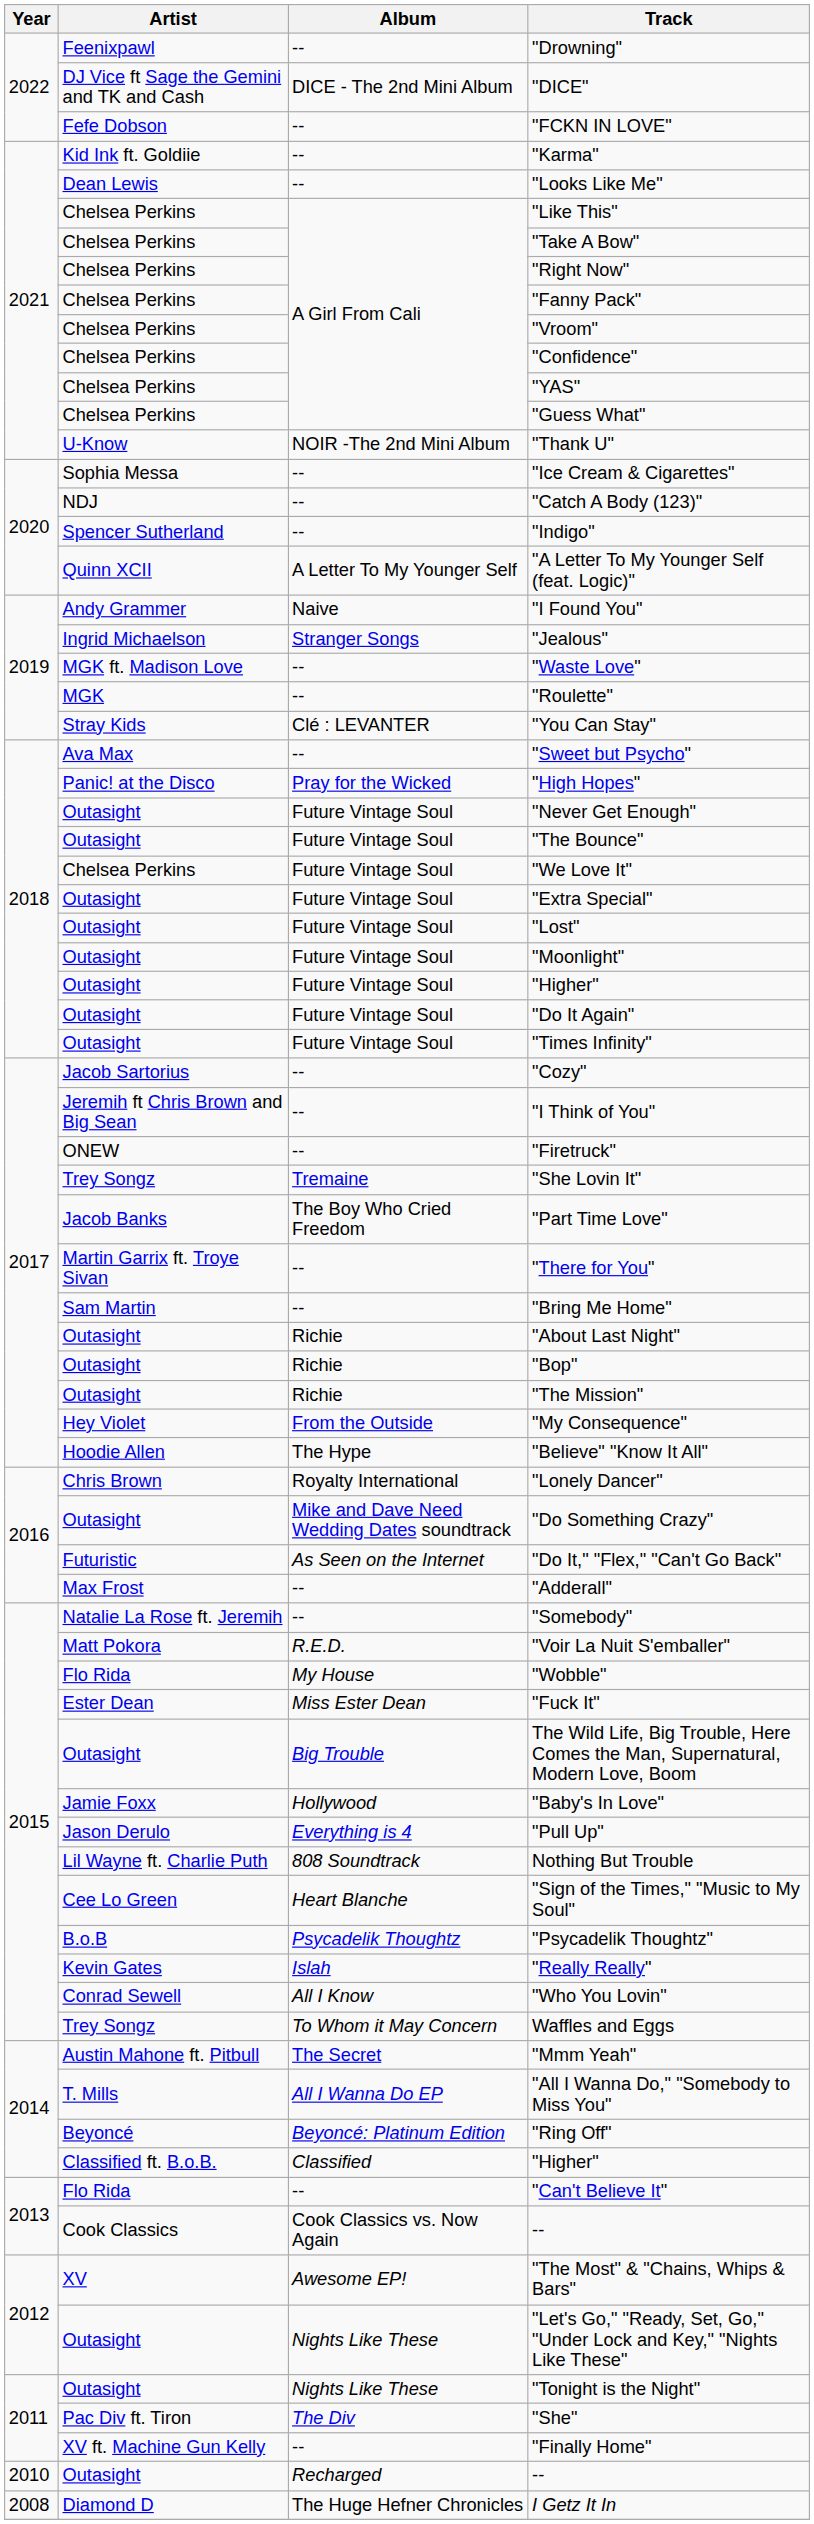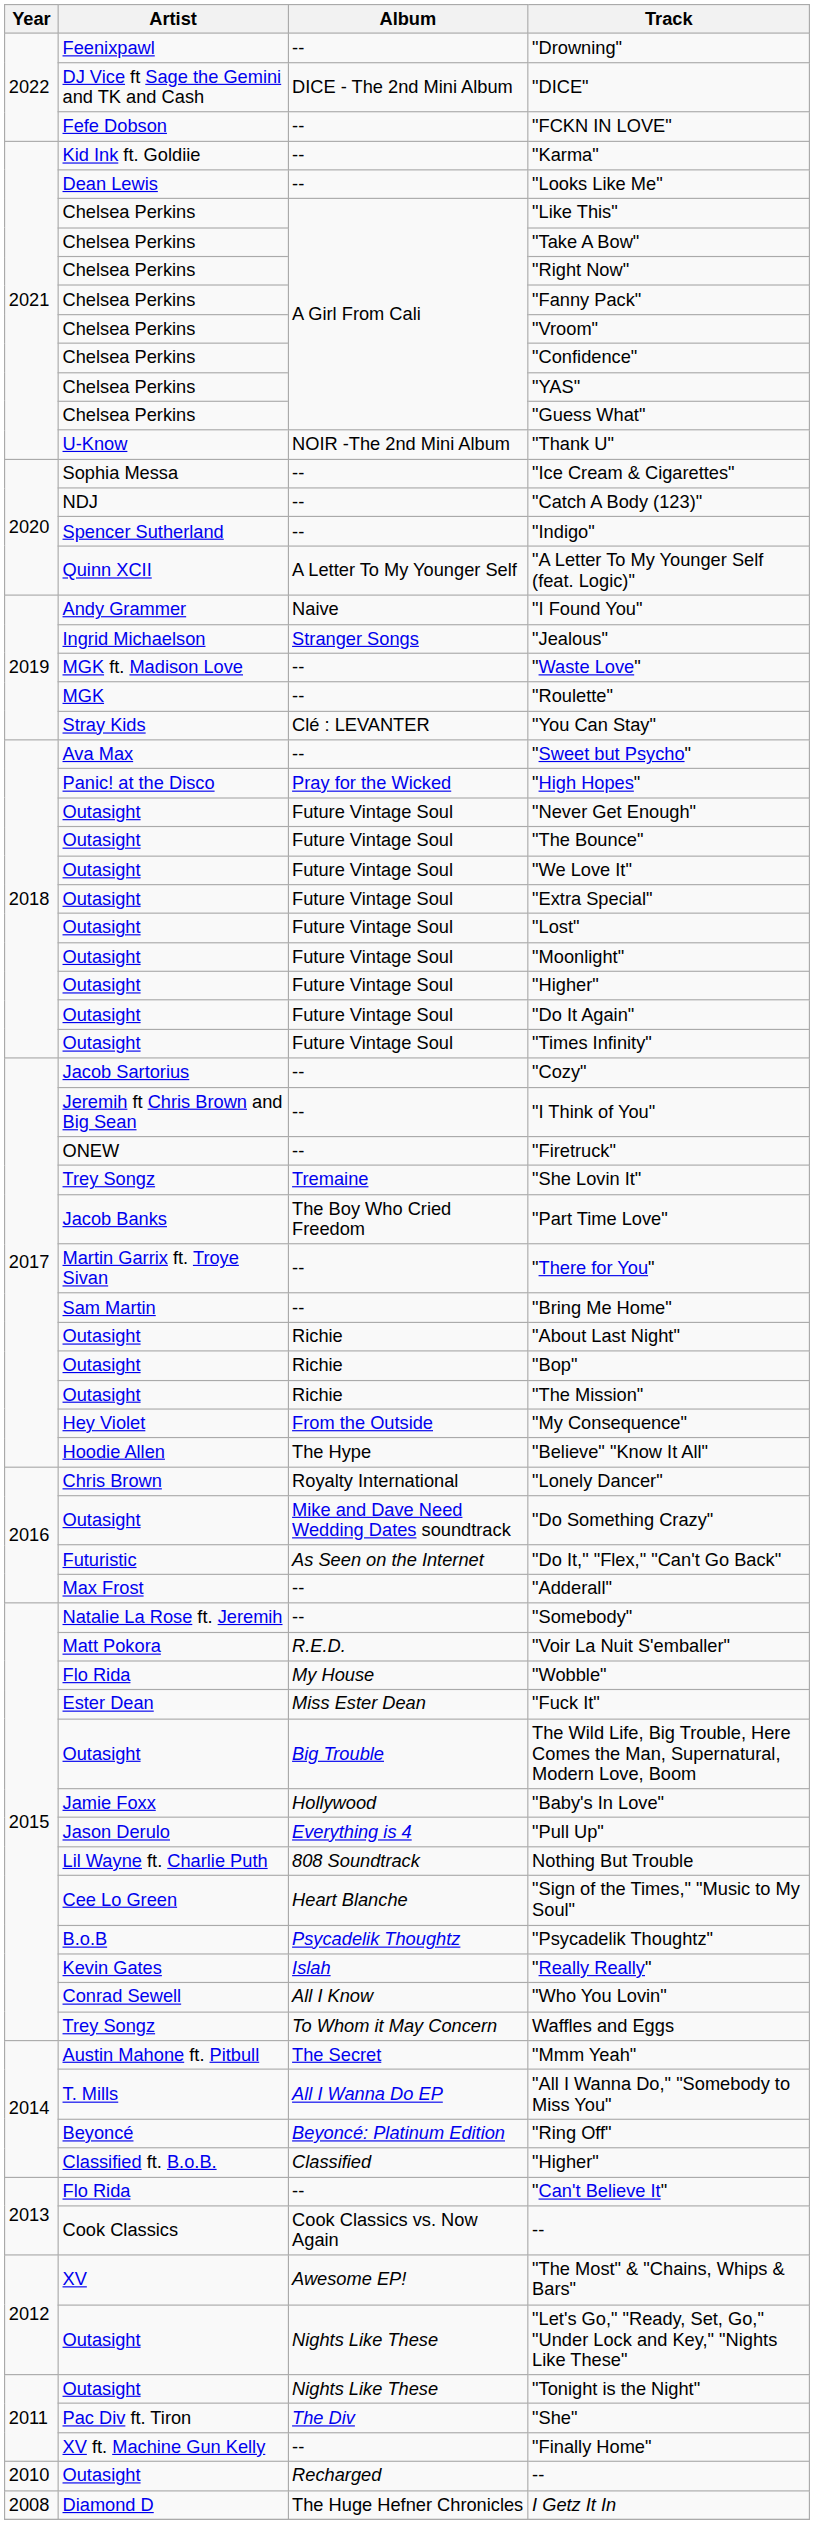(129, 869) Chelsea Perkins -> (102, 869) Outasight
